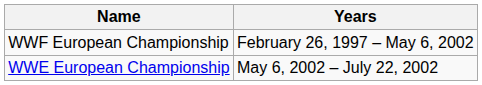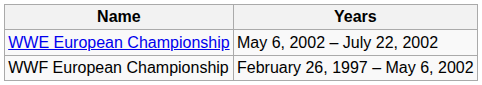rows swapped: (118, 42) <-> (119, 67)
